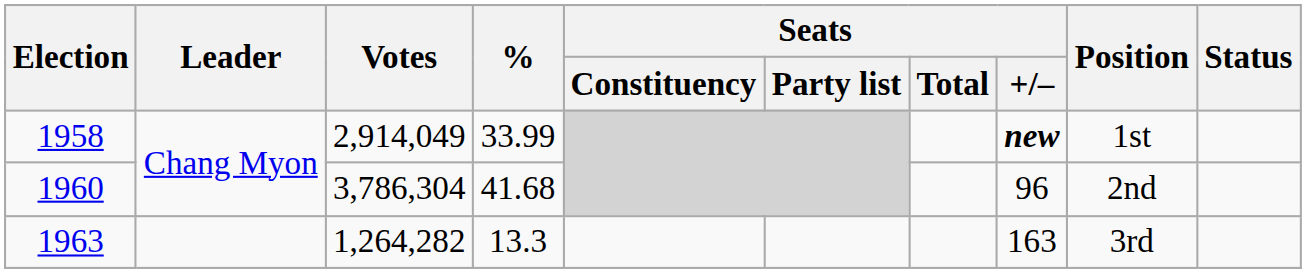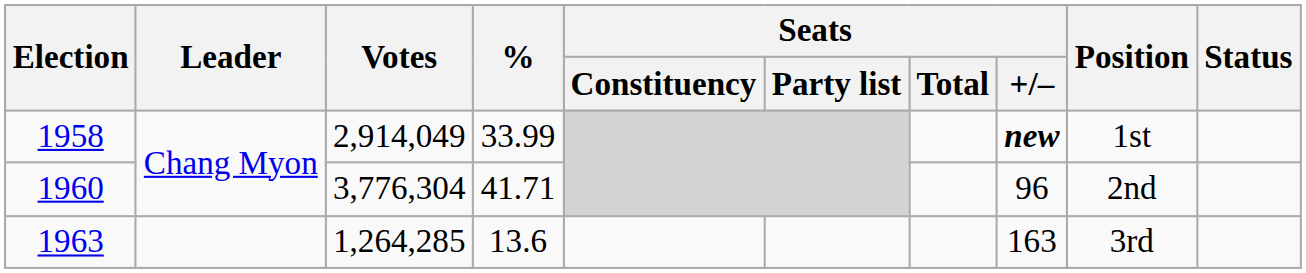(399, 188) 3,786,304 -> (399, 188) 3,776,304
(518, 188) 41.68 -> (518, 188) 41.71
(399, 240) 1,264,282 -> (399, 240) 1,264,285
(518, 240) 13.3 -> (518, 240) 13.6
